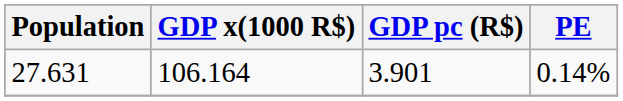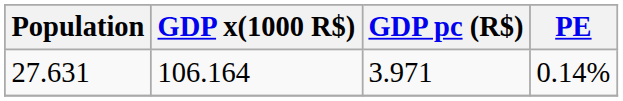(400, 72) 3.901 -> (400, 72) 3.971
